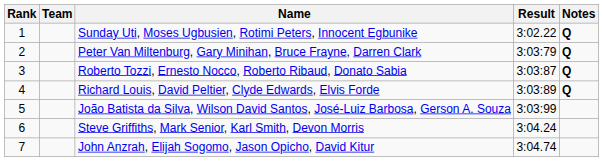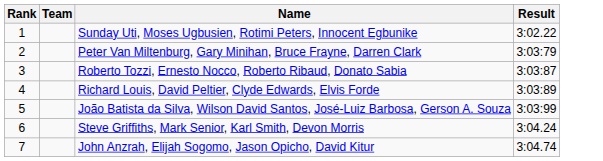- column: (579, 14)
